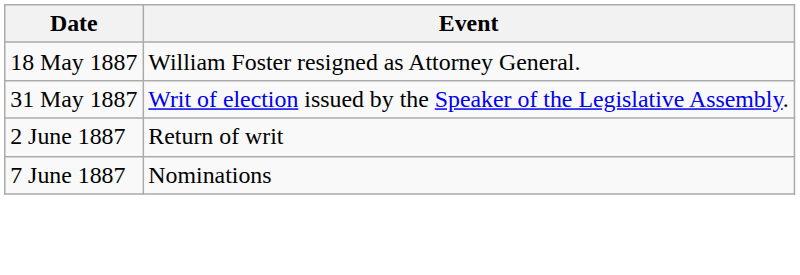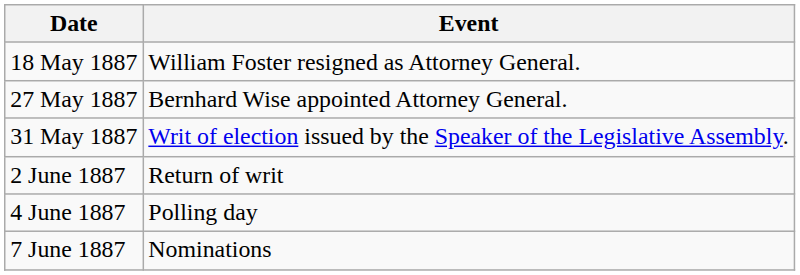+ row: (74, 99)
+ row: (68, 212)
